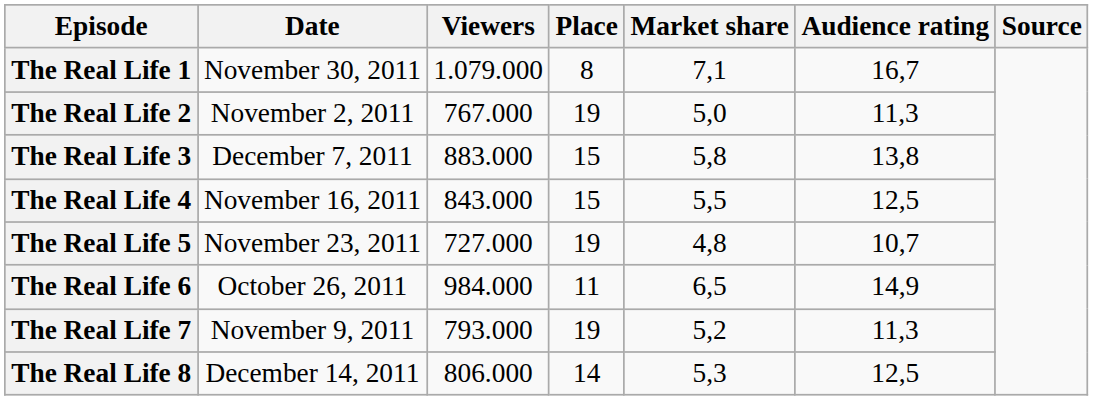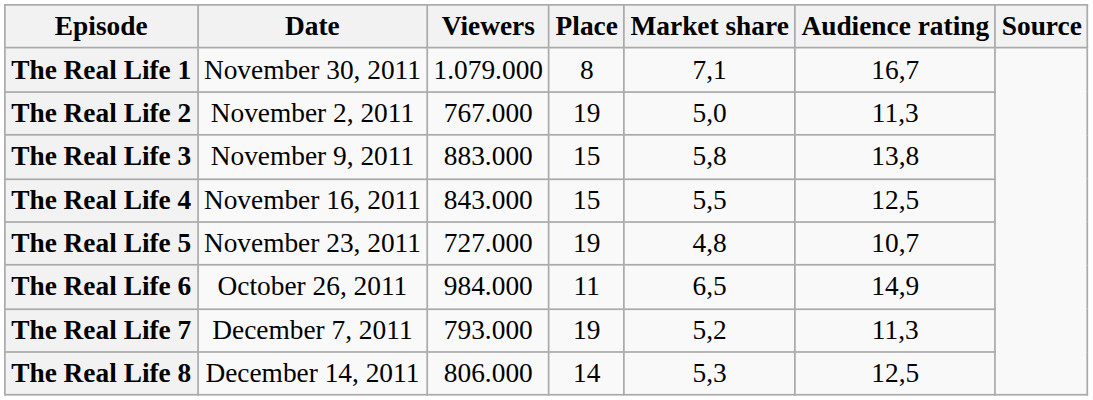(312, 156) December 7, 2011 -> (312, 156) November 9, 2011
(312, 329) November 9, 2011 -> (312, 329) December 7, 2011
